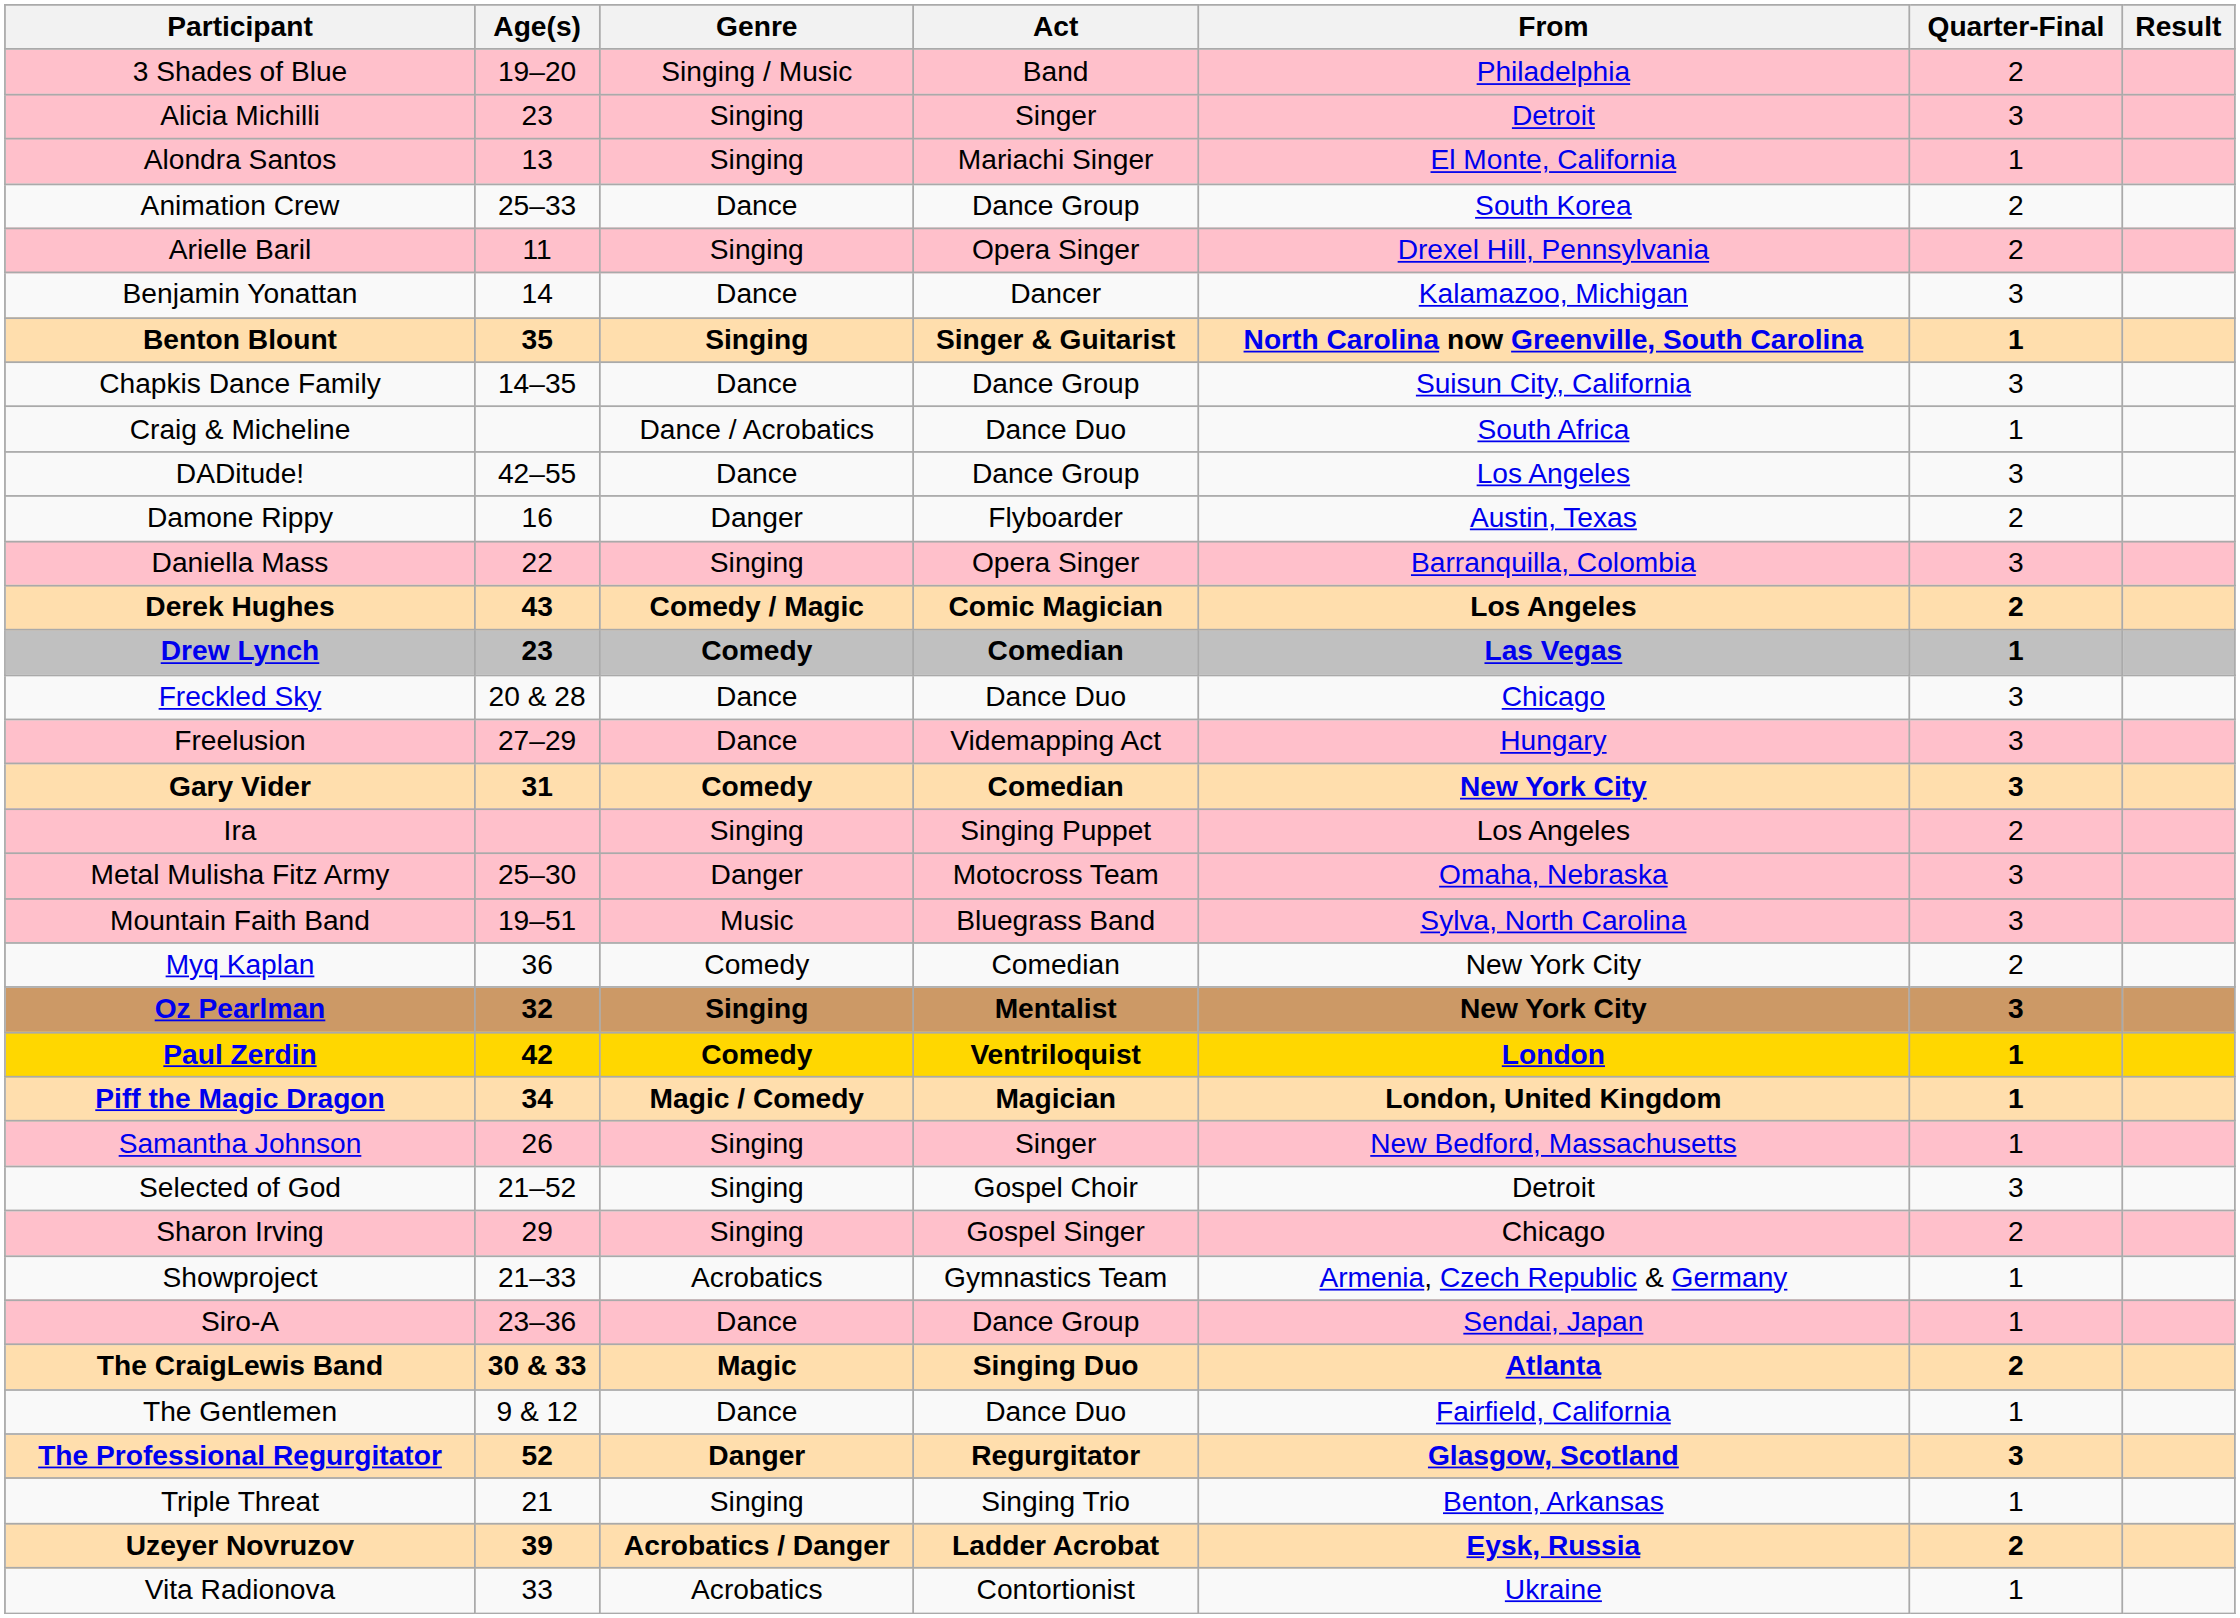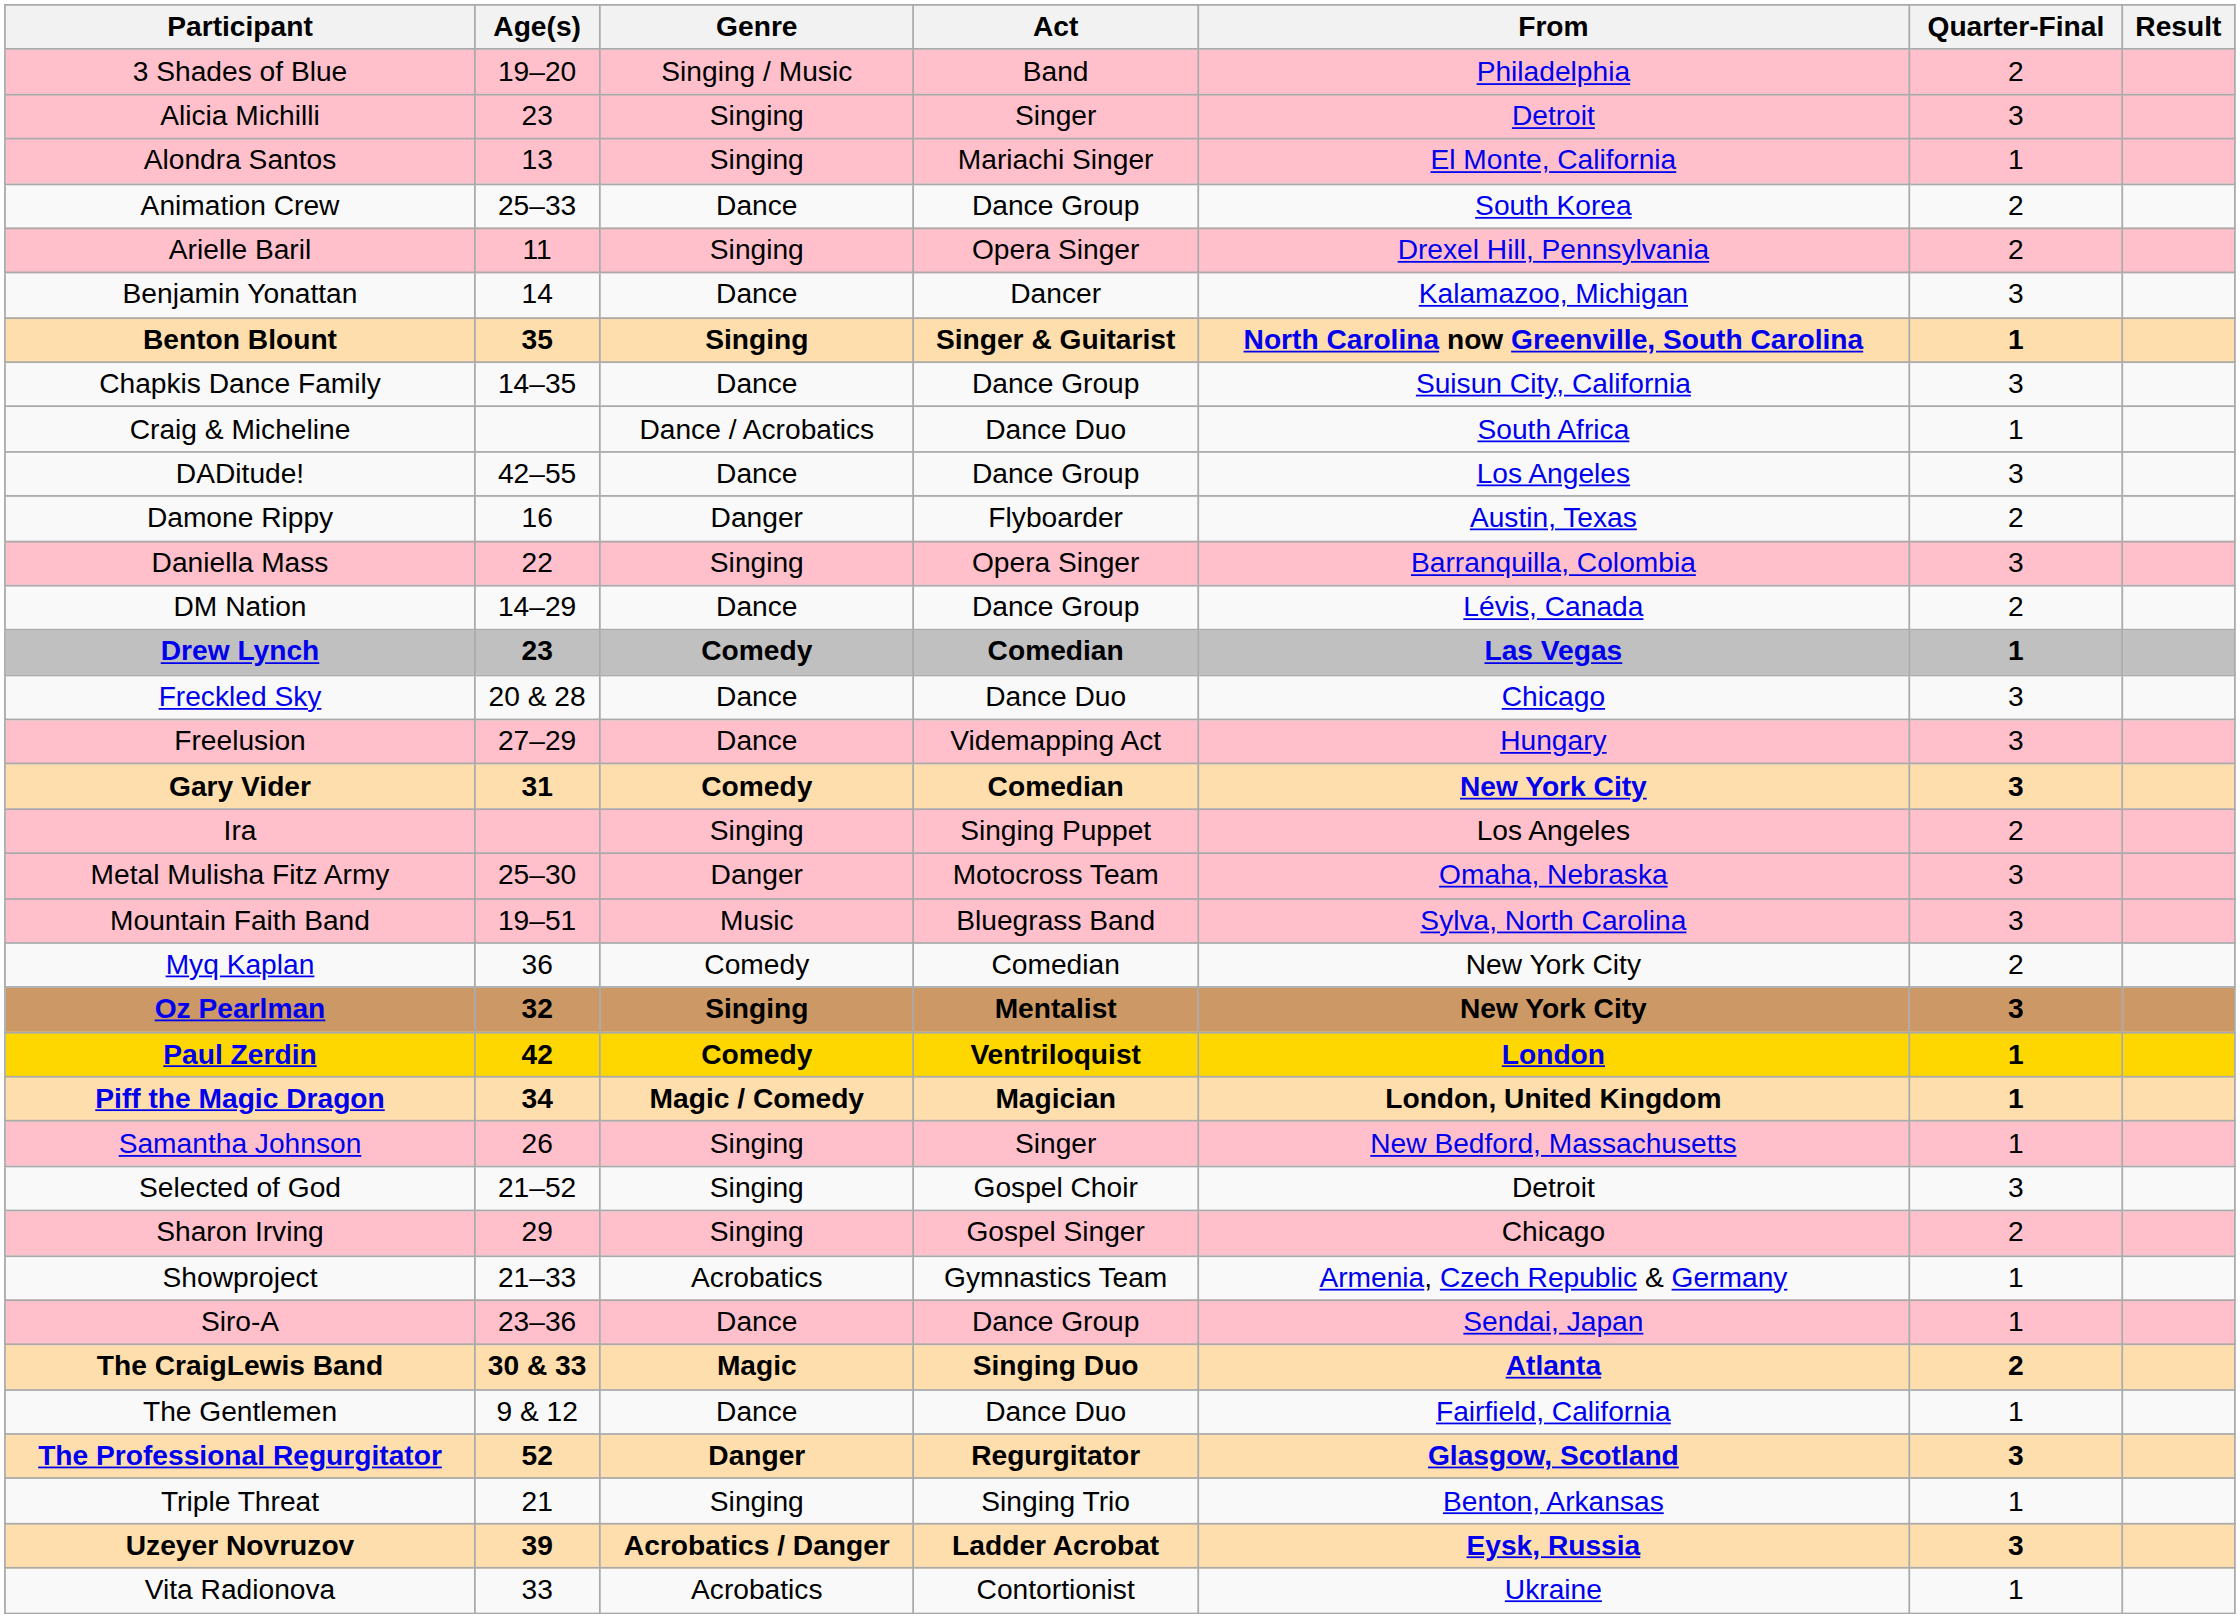- row: (240, 607)
+ row: (240, 607)
(2016, 1545) 2 -> (2016, 1545) 3
